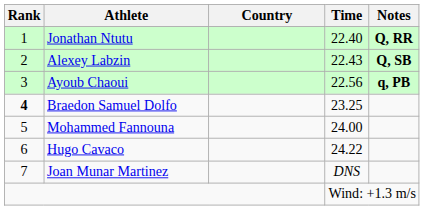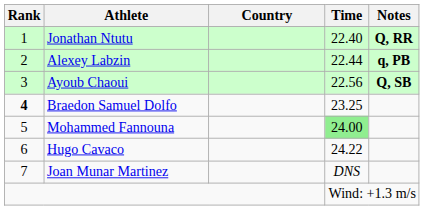(347, 60) 22.43 -> (347, 60) 22.44
(394, 60) Q, SB -> (394, 60) q, PB
(394, 82) q, PB -> (394, 82) Q, SB
(347, 127) no background -> (347, 127) lightgreen background
